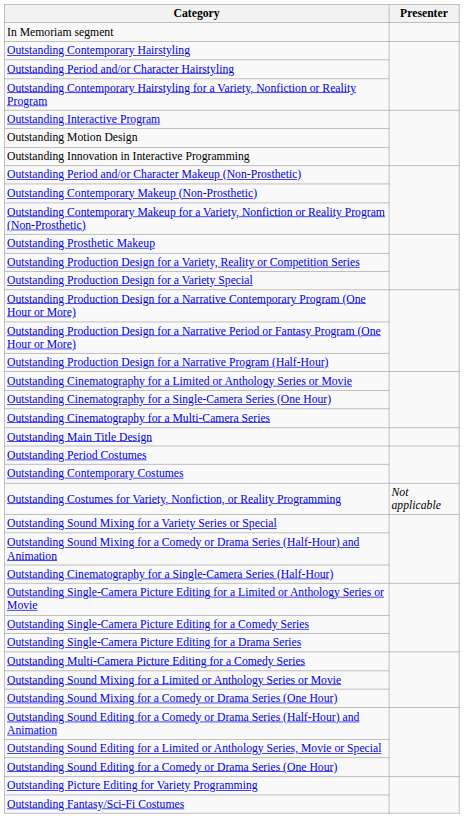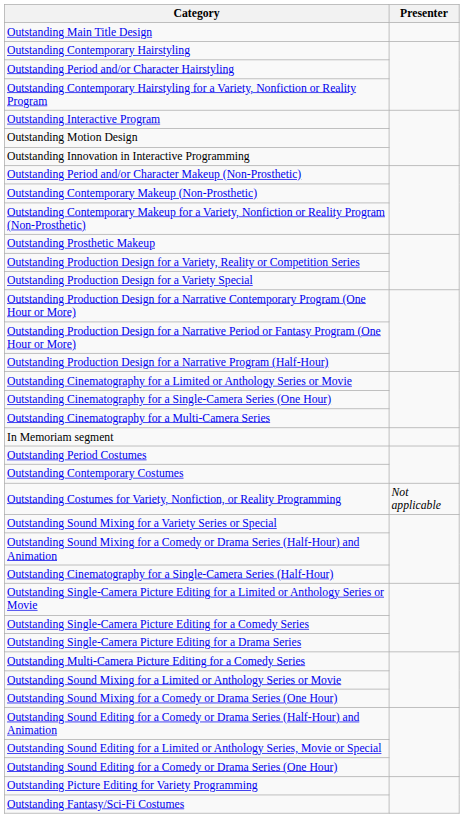rows swapped: (80, 436) <-> (60, 32)
